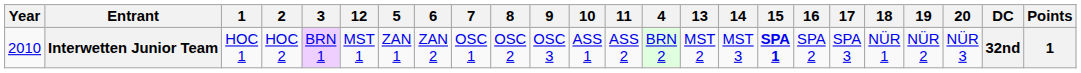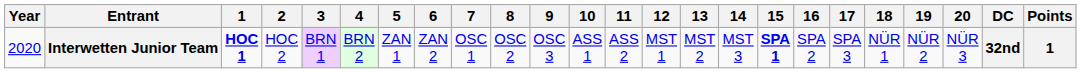columns swapped: (661, 16) <-> (359, 16)
(25, 47) 2010 -> (25, 47) 2020
(242, 47) normal -> (242, 47) bold
